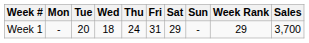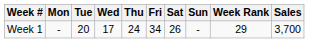(108, 29) 18 -> (108, 29) 17
(155, 29) 31 -> (155, 29) 34
(175, 29) 29 -> (175, 29) 26
